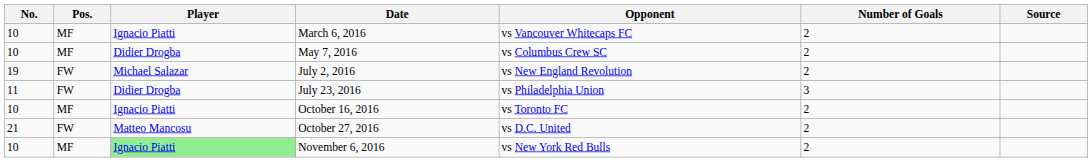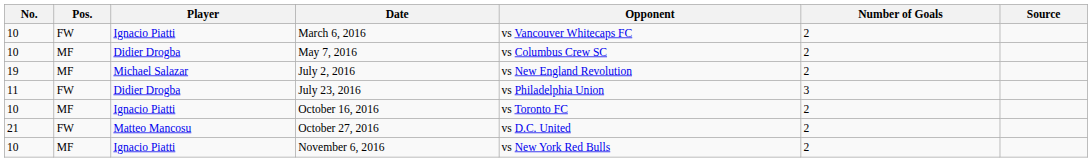(65, 33) MF -> (65, 33) FW
(65, 71) FW -> (65, 71) MF
(144, 147) lightgreen background -> (144, 147) no background
